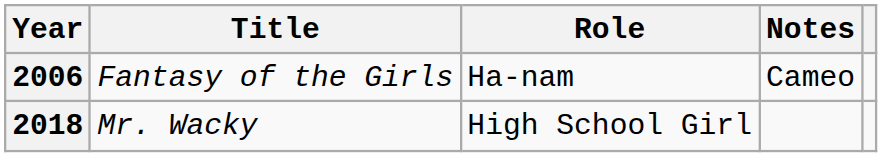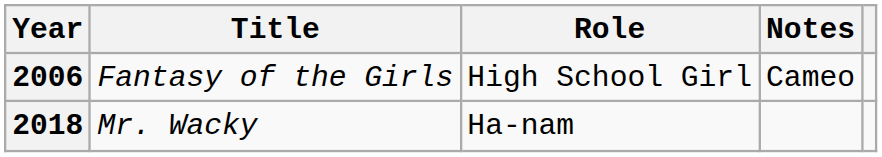(521, 78) Ha-nam -> (610, 78) High School Girl
(610, 126) High School Girl -> (521, 126) Ha-nam
